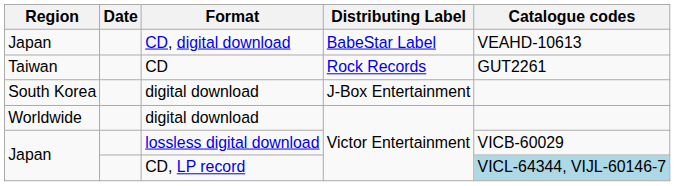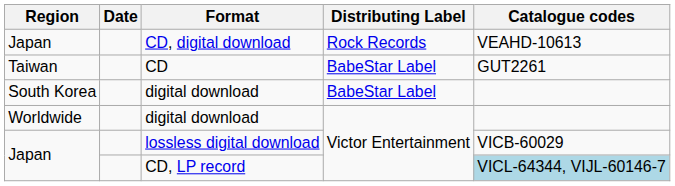(381, 42) BabeStar Label -> (377, 42) Rock Records
(377, 67) Rock Records -> (381, 67) BabeStar Label
(399, 92) J-Box Entertainment -> (381, 92) BabeStar Label
